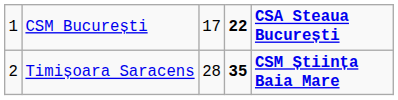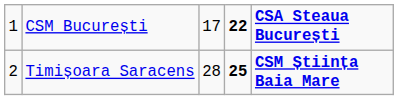(238, 72) 35 -> (238, 72) 25
